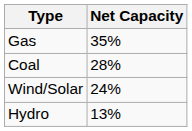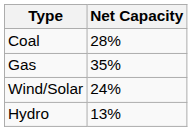rows swapped: (24, 65) <-> (22, 41)
